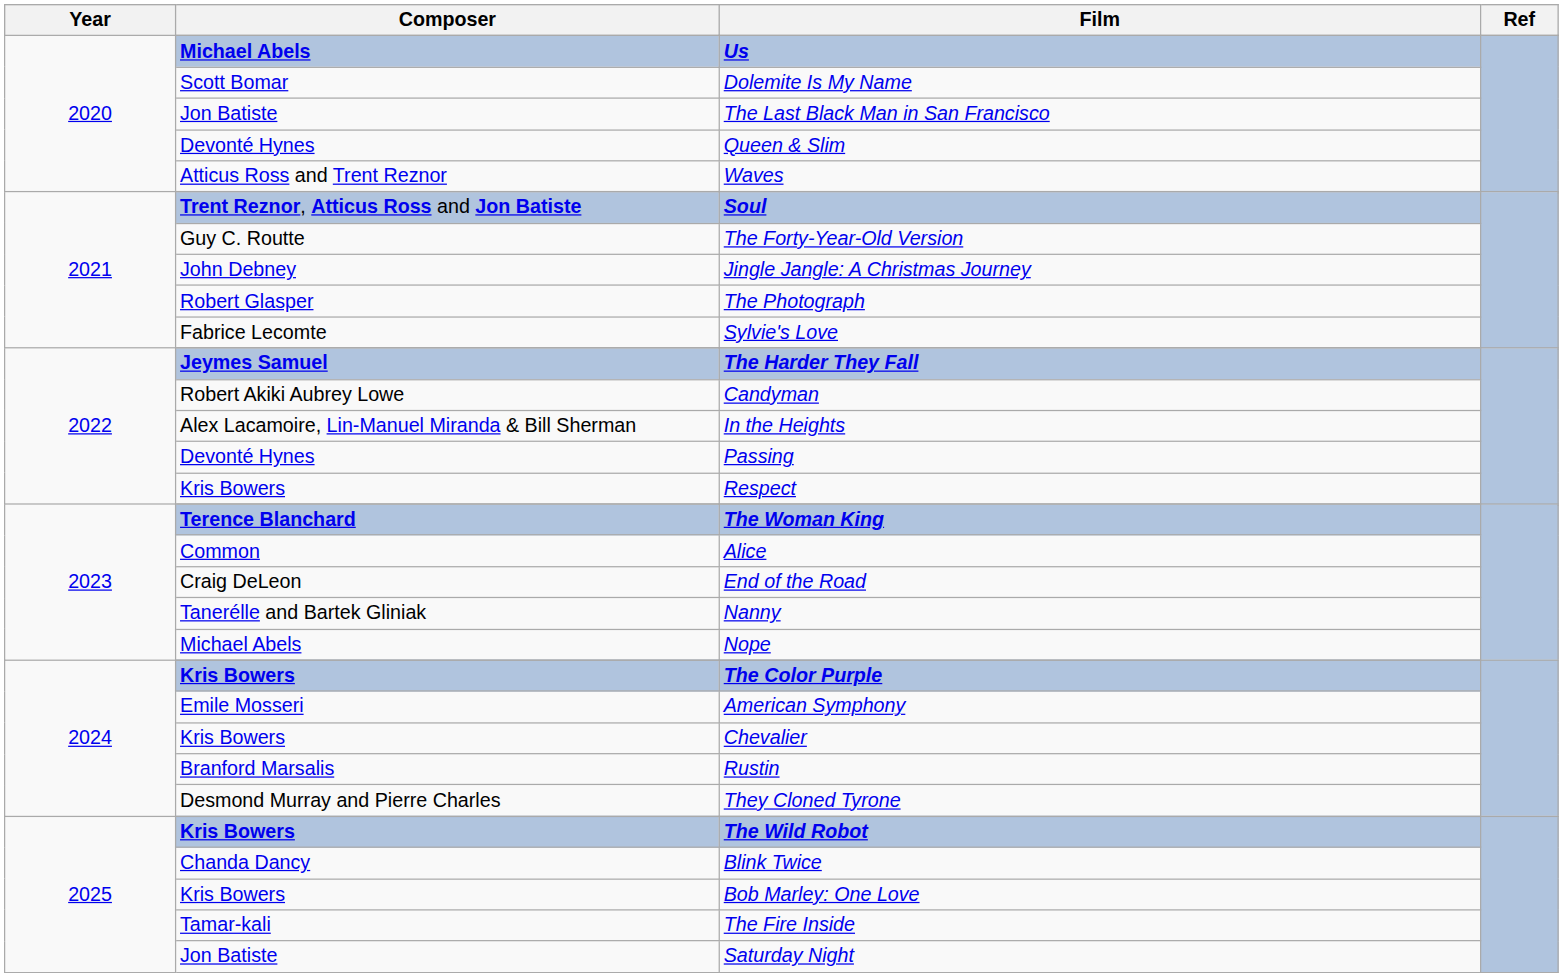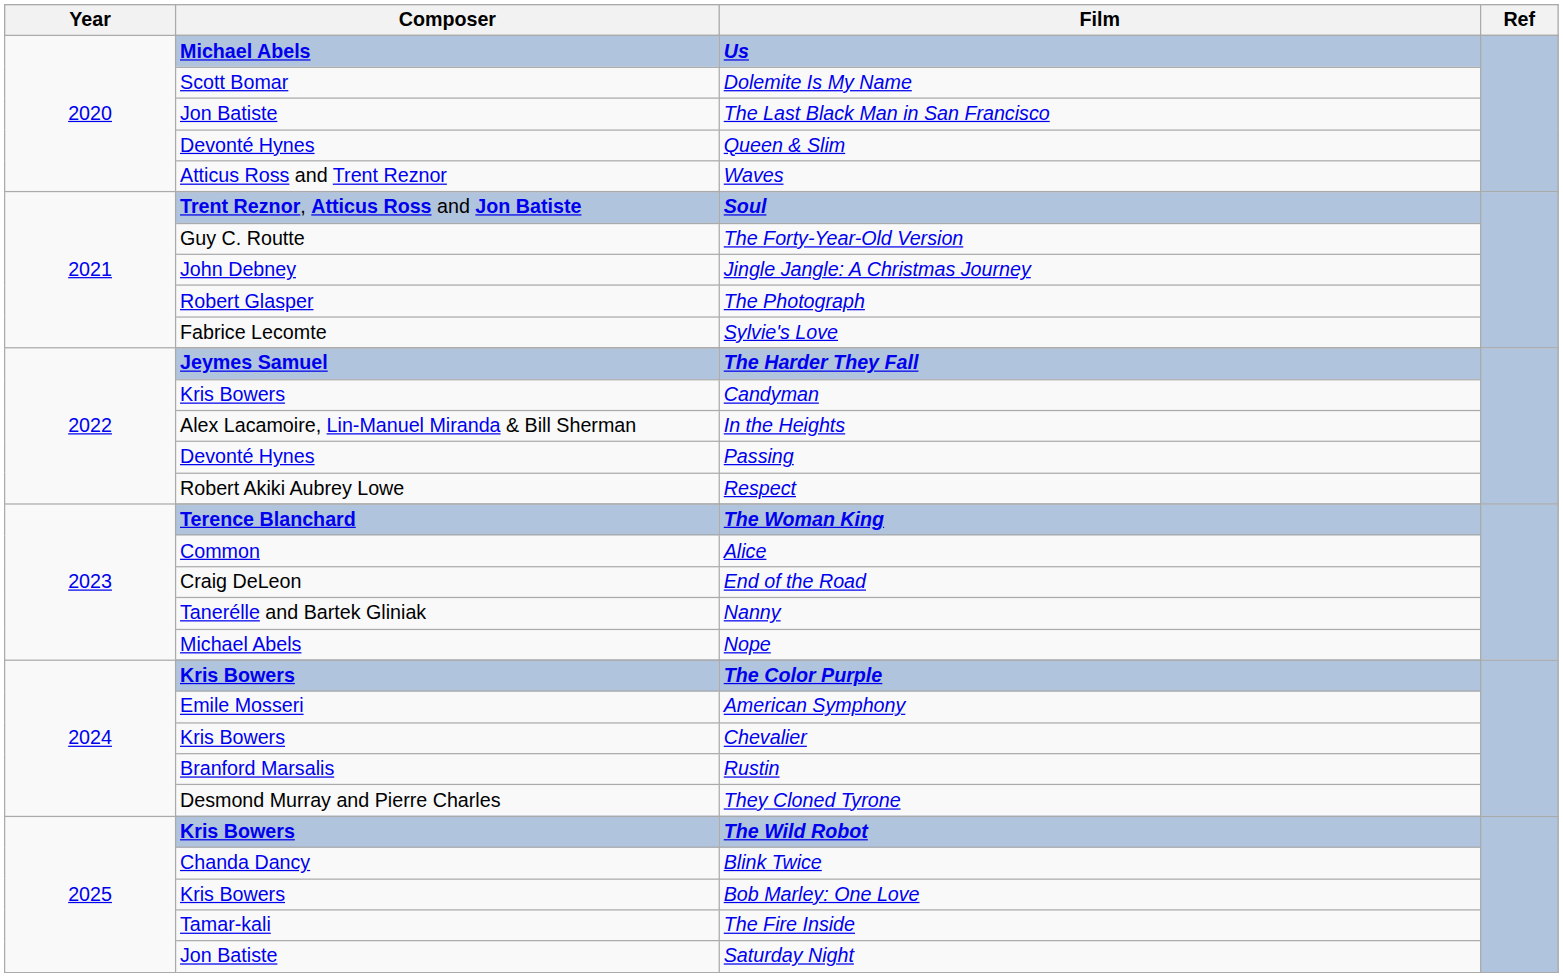(292, 394) Robert Akiki Aubrey Lowe -> (233, 394) Kris Bowers
(233, 488) Kris Bowers -> (292, 488) Robert Akiki Aubrey Lowe
